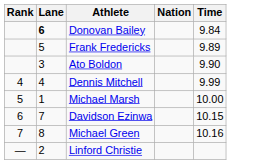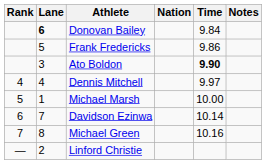+ column: (244, 13)
(210, 47) 9.89 -> (210, 47) 9.86
(210, 64) normal -> (210, 64) bold
(210, 82) 9.99 -> (210, 82) 9.97
(210, 116) 10.15 -> (210, 116) 10.14
